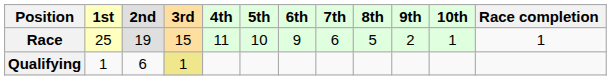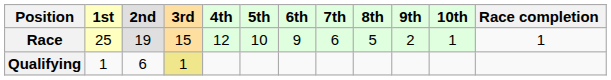(221, 40) 11 -> (221, 40) 12
